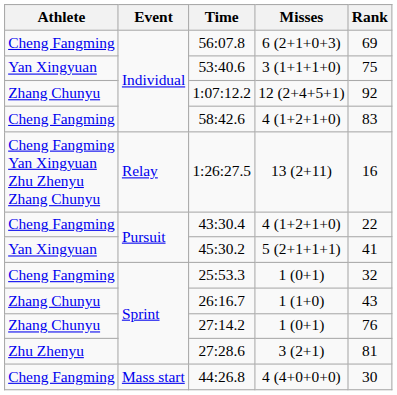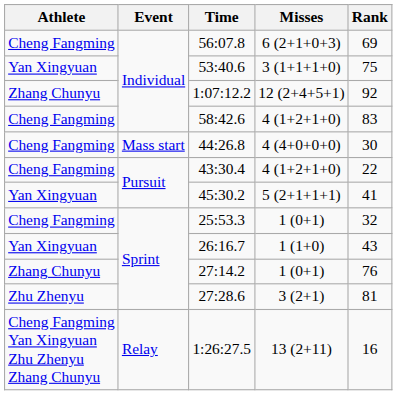rows swapped: (222, 377) <-> (222, 171)
(54, 300) Zhang Chunyu -> (52, 246) Yan Xingyuan
